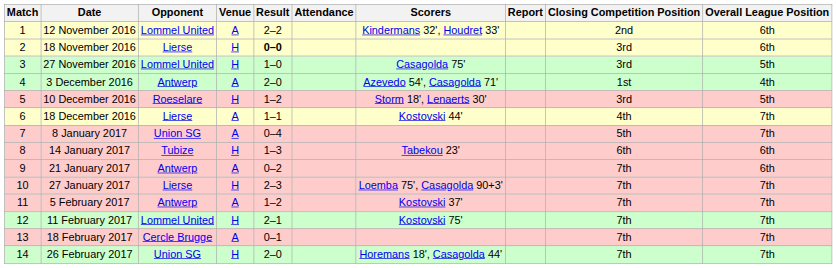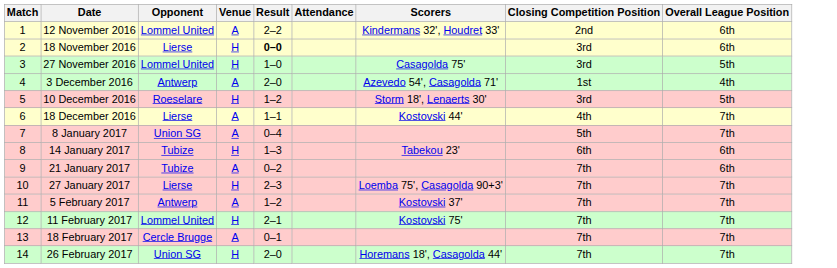- column: (525, 13)
(177, 168) Antwerp -> (177, 168) Tubize
